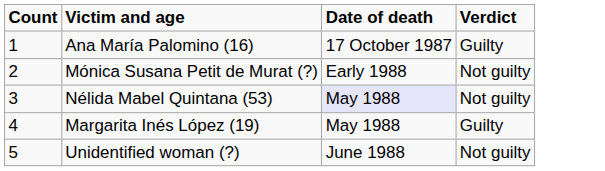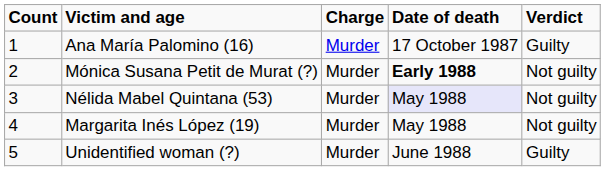+ column: (355, 17)
(366, 71) normal -> (434, 71) bold
(482, 125) Guilty -> (561, 125) Not guilty
(495, 152) Not guilty -> (548, 152) Guilty
